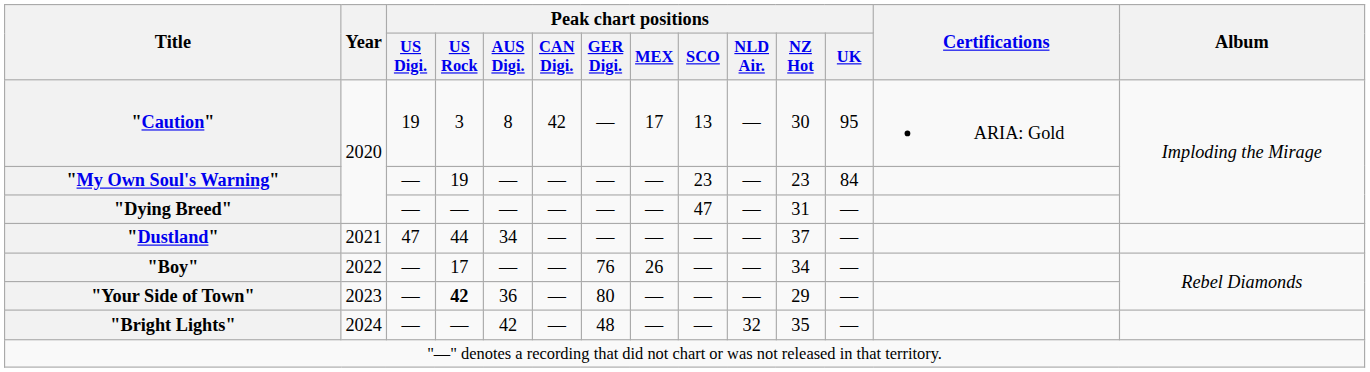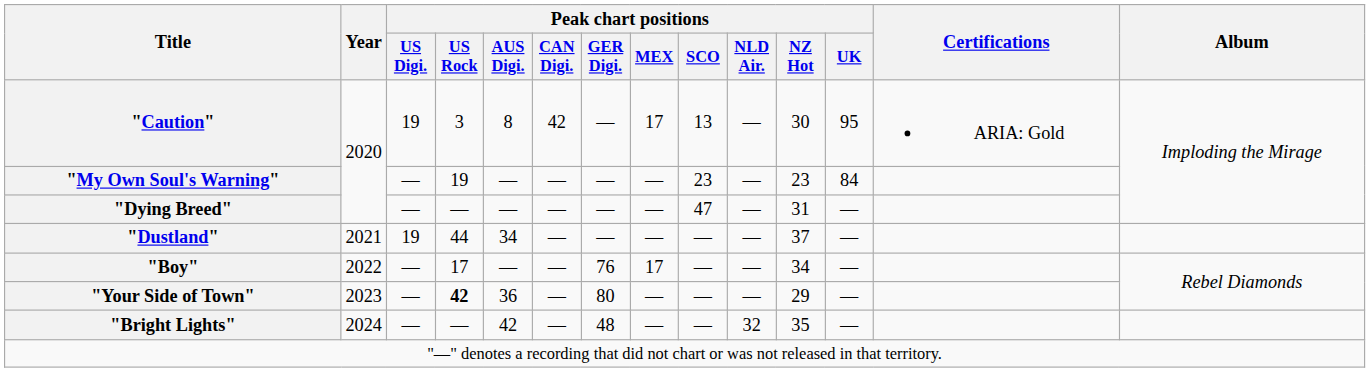(411, 238) 47 -> (411, 238) 19
(654, 267) 26 -> (654, 267) 17
